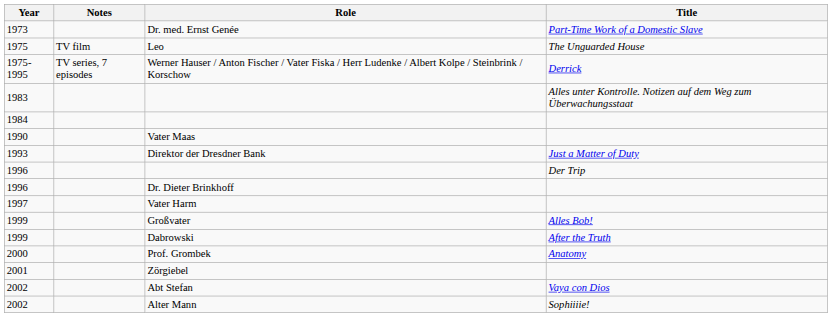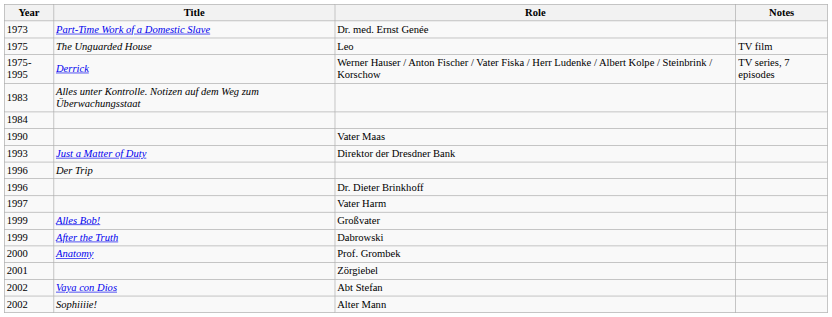columns swapped: (687, 12) <-> (99, 12)
